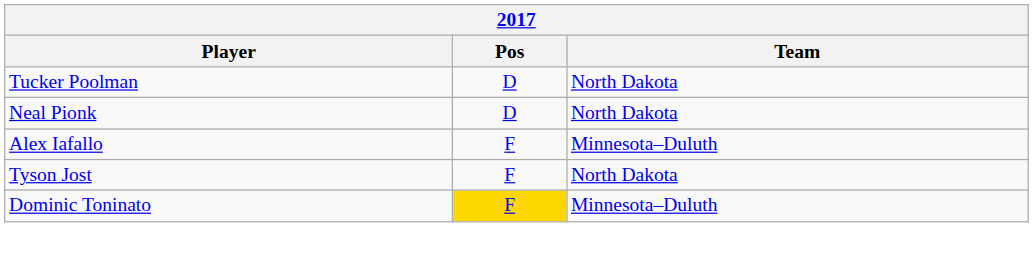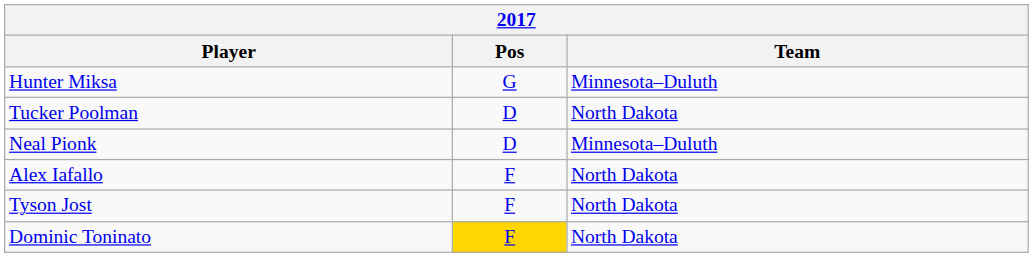+ row: (63, 81)
(624, 112) North Dakota -> (644, 143) Minnesota–Duluth
(644, 143) Minnesota–Duluth -> (624, 174) North Dakota
(644, 205) Minnesota–Duluth -> (624, 236) North Dakota
